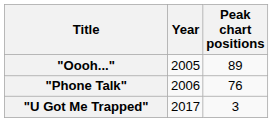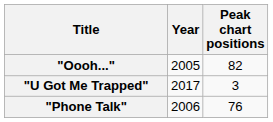(235, 65) 89 -> (235, 65) 82
rows swapped: (86, 86) <-> (86, 106)
